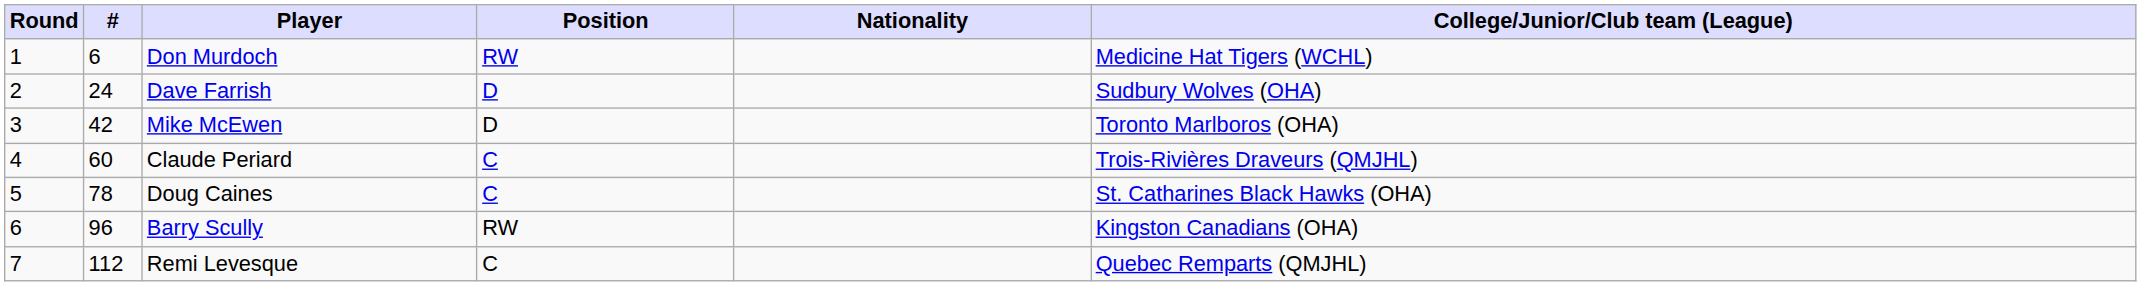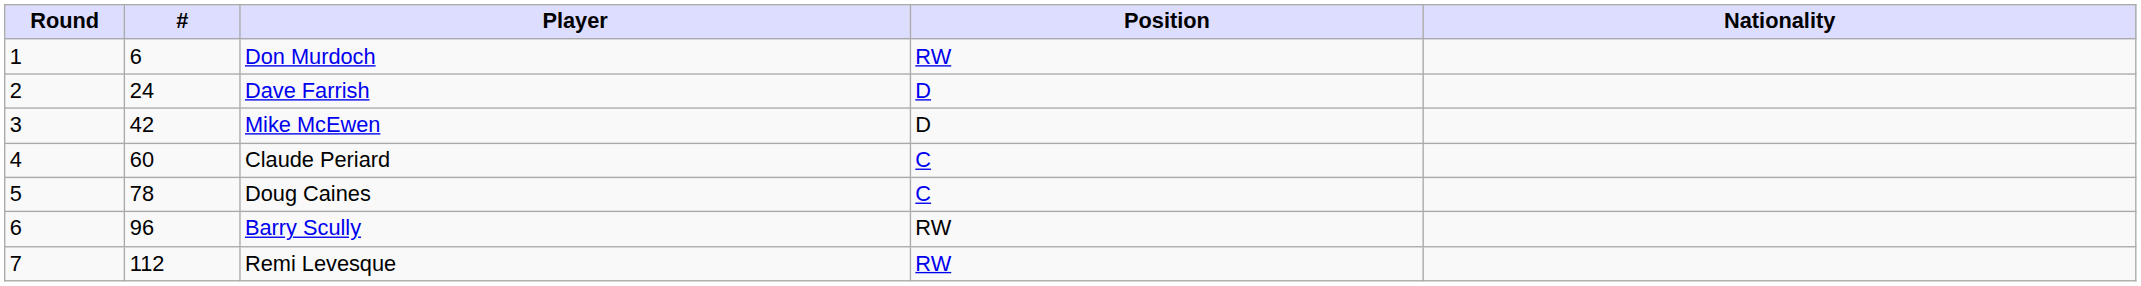- column: (1613, 21)
(490, 263) C -> (933, 263) RW
